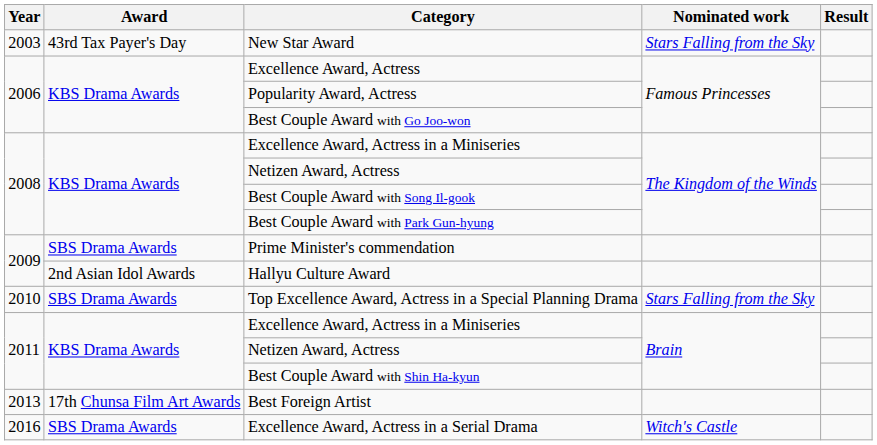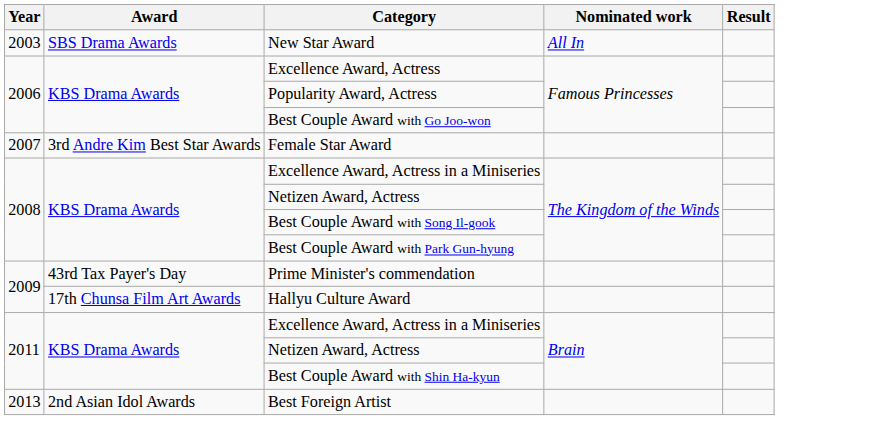(117, 42) 43rd Tax Payer's Day -> (112, 42) SBS Drama Awards
(730, 42) Stars Falling from the Sky -> (566, 42) All In
+ row: (24, 145)
(112, 247) SBS Drama Awards -> (117, 273) 43rd Tax Payer's Day
(122, 273) 2nd Asian Idol Awards -> (144, 299) 17th Chunsa Film Art Awards
- row: (24, 299)
(144, 401) 17th Chunsa Film Art Awards -> (122, 401) 2nd Asian Idol Awards
- row: (24, 427)
